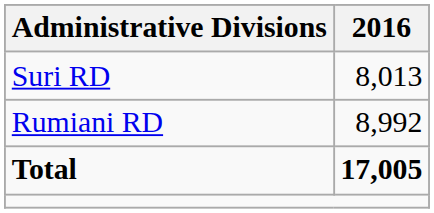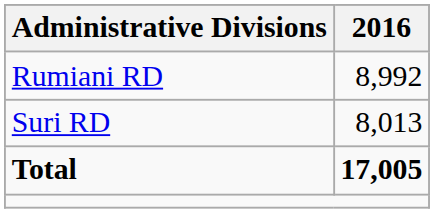rows swapped: (87, 122) <-> (61, 75)
